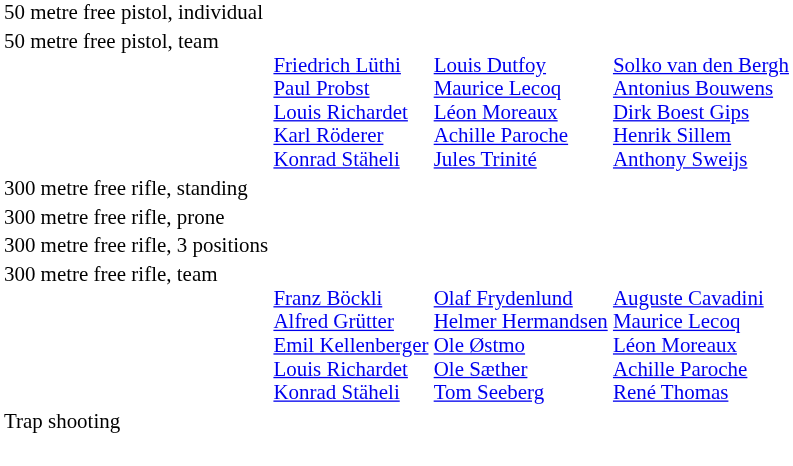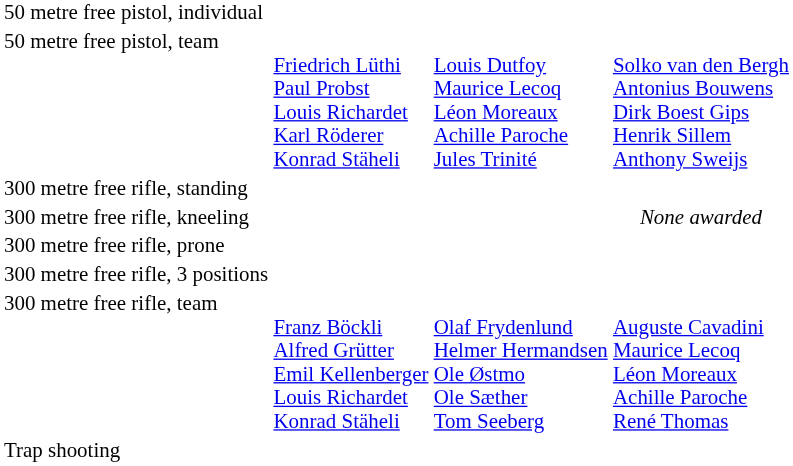+ row: (126, 216)
